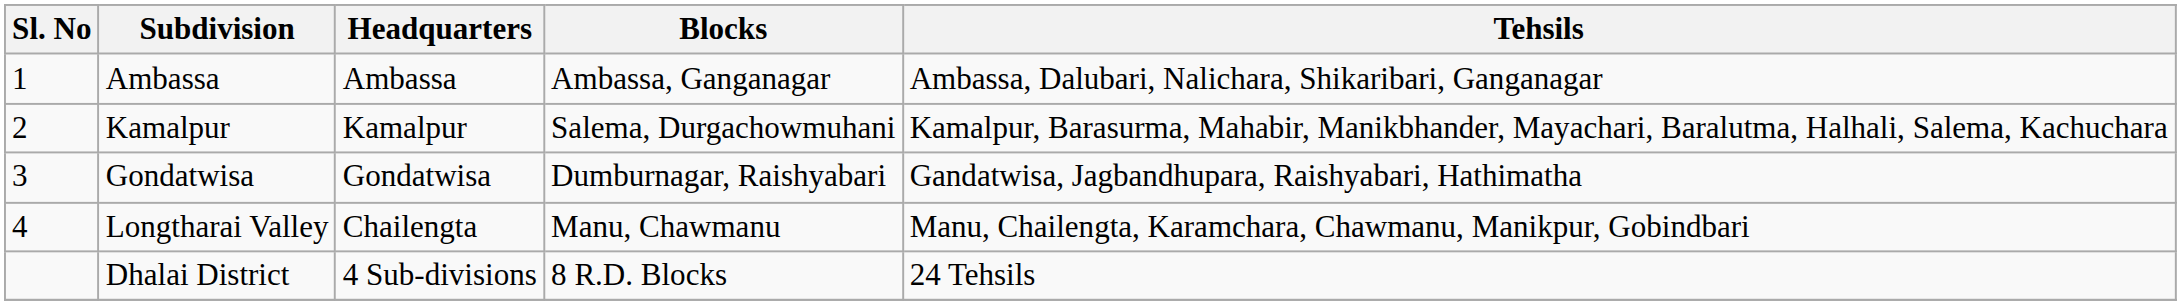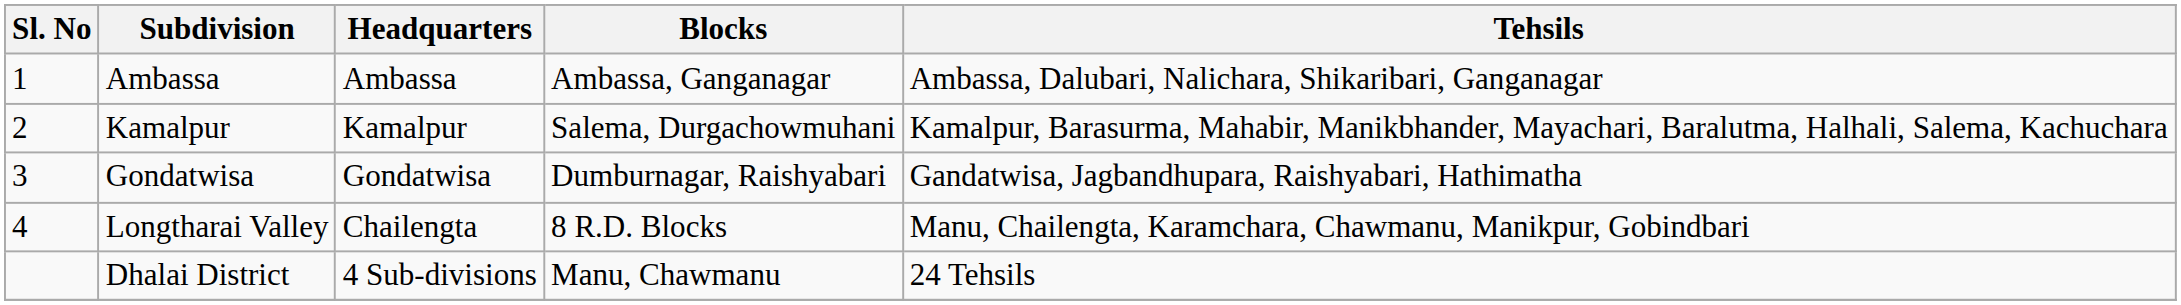(666, 226) Manu, Chawmanu -> (639, 226) 8 R.D. Blocks
(639, 275) 8 R.D. Blocks -> (666, 275) Manu, Chawmanu
